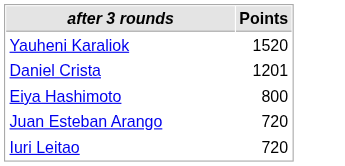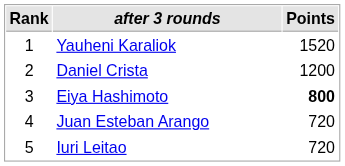+ column: (29, 18)
(270, 71) 1201 -> (317, 71) 1200
(275, 96) normal -> (322, 96) bold
